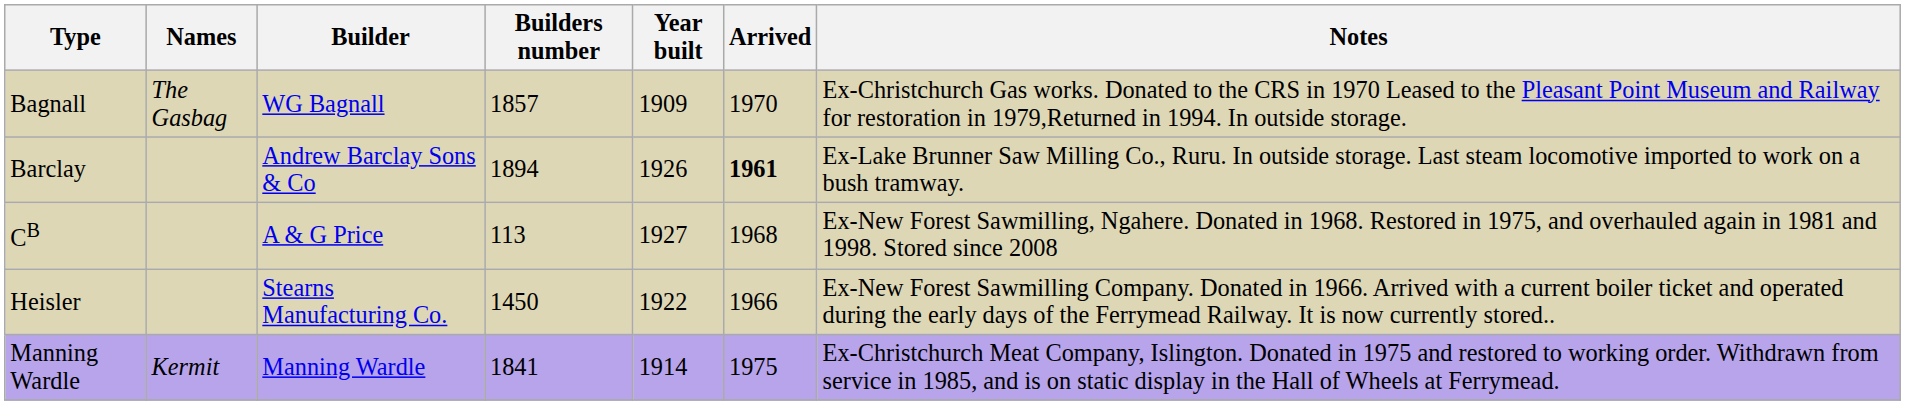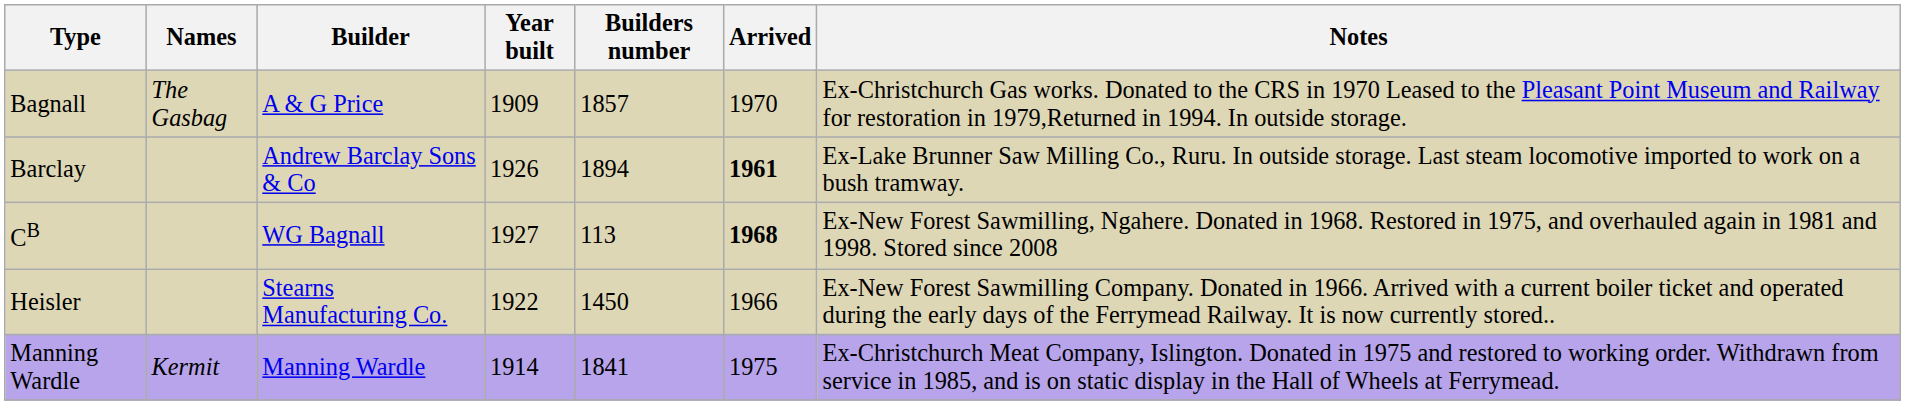columns swapped: (559, 37) <-> (678, 37)
(323, 103) WG Bagnall -> (323, 103) A & G Price
(323, 235) A & G Price -> (323, 235) WG Bagnall
(753, 235) normal -> (753, 235) bold
